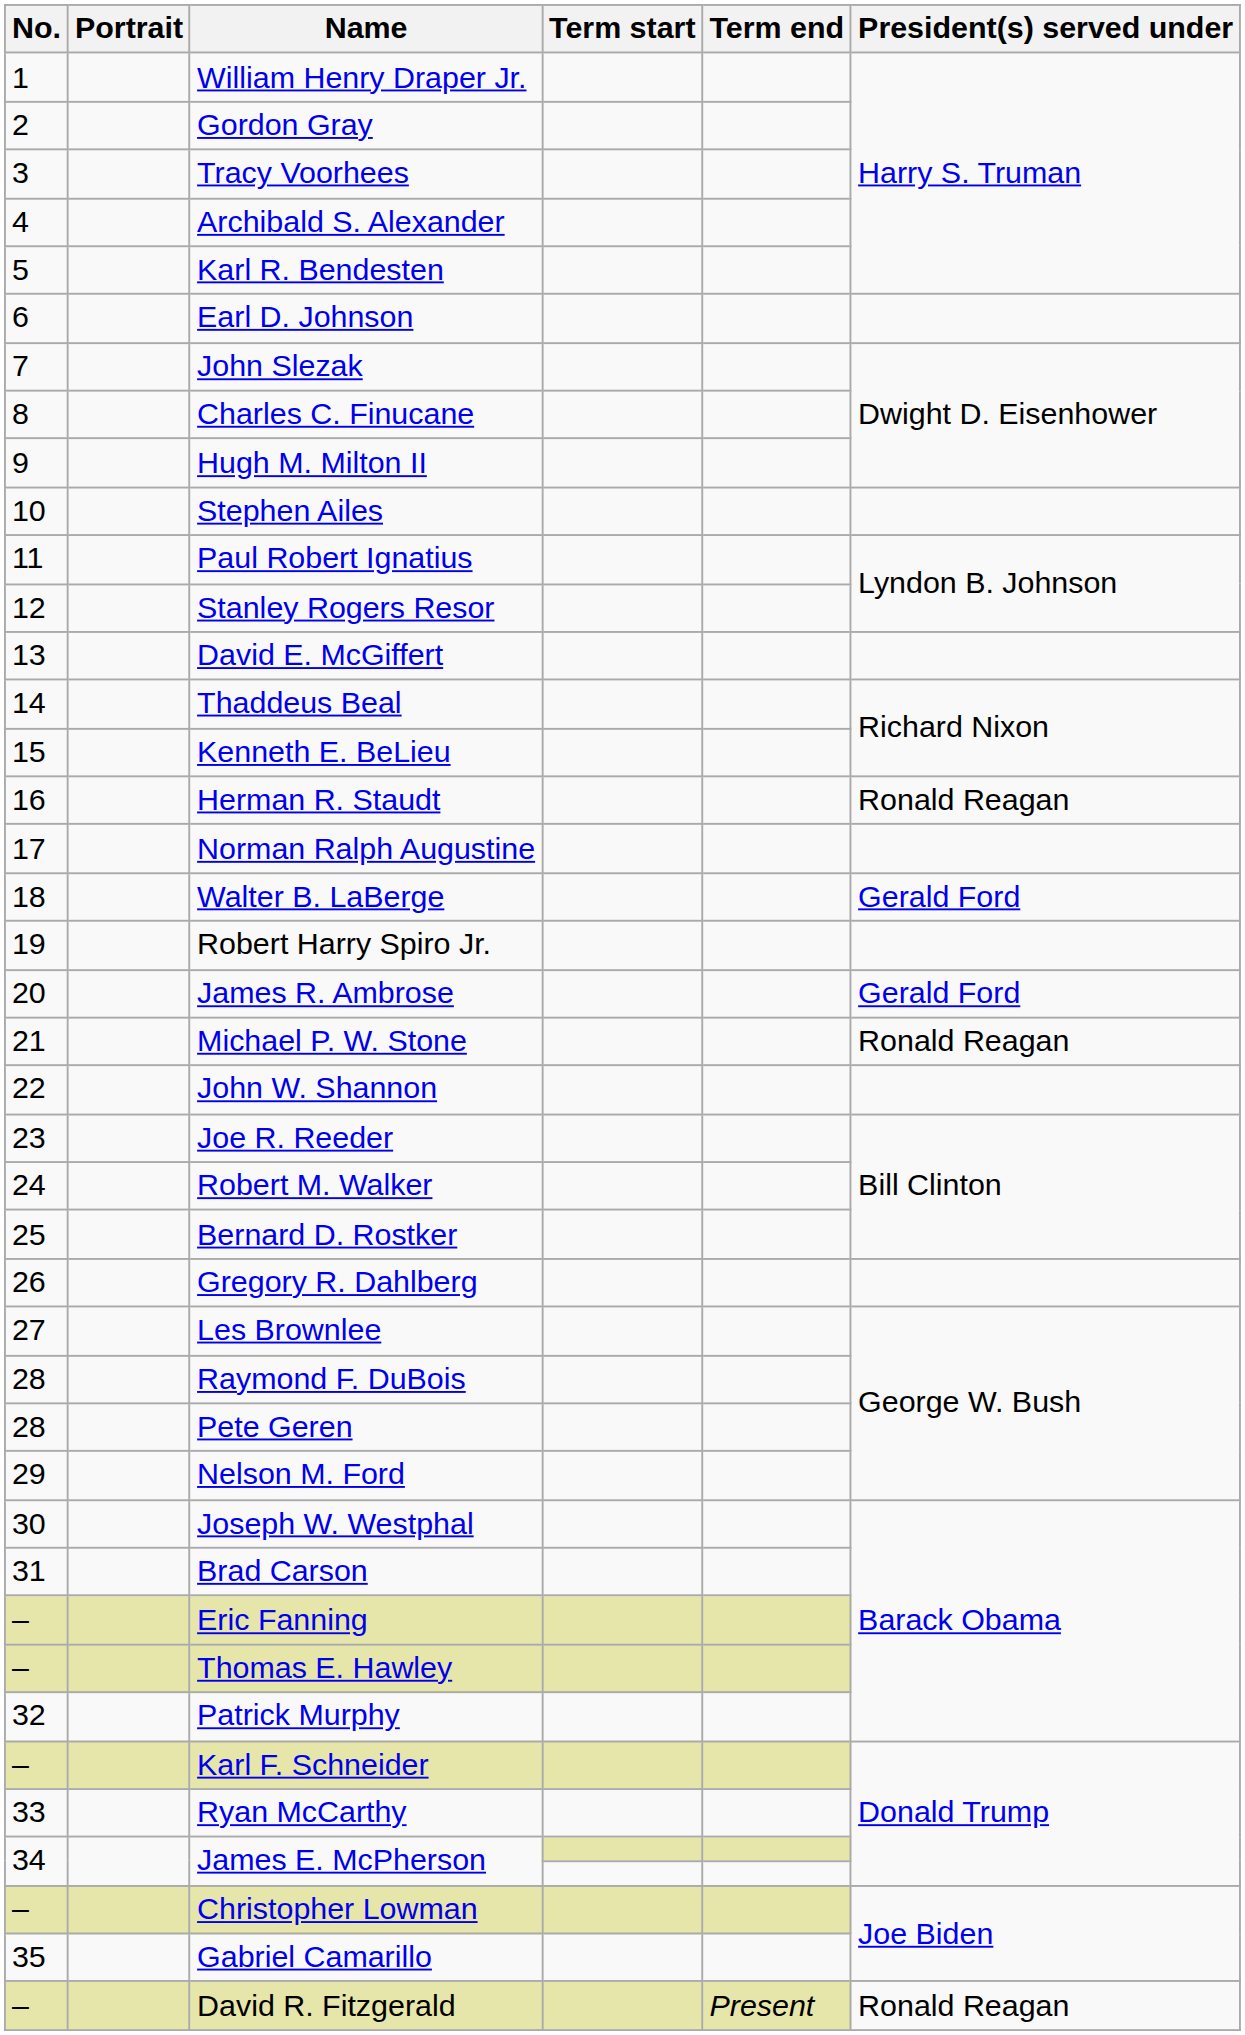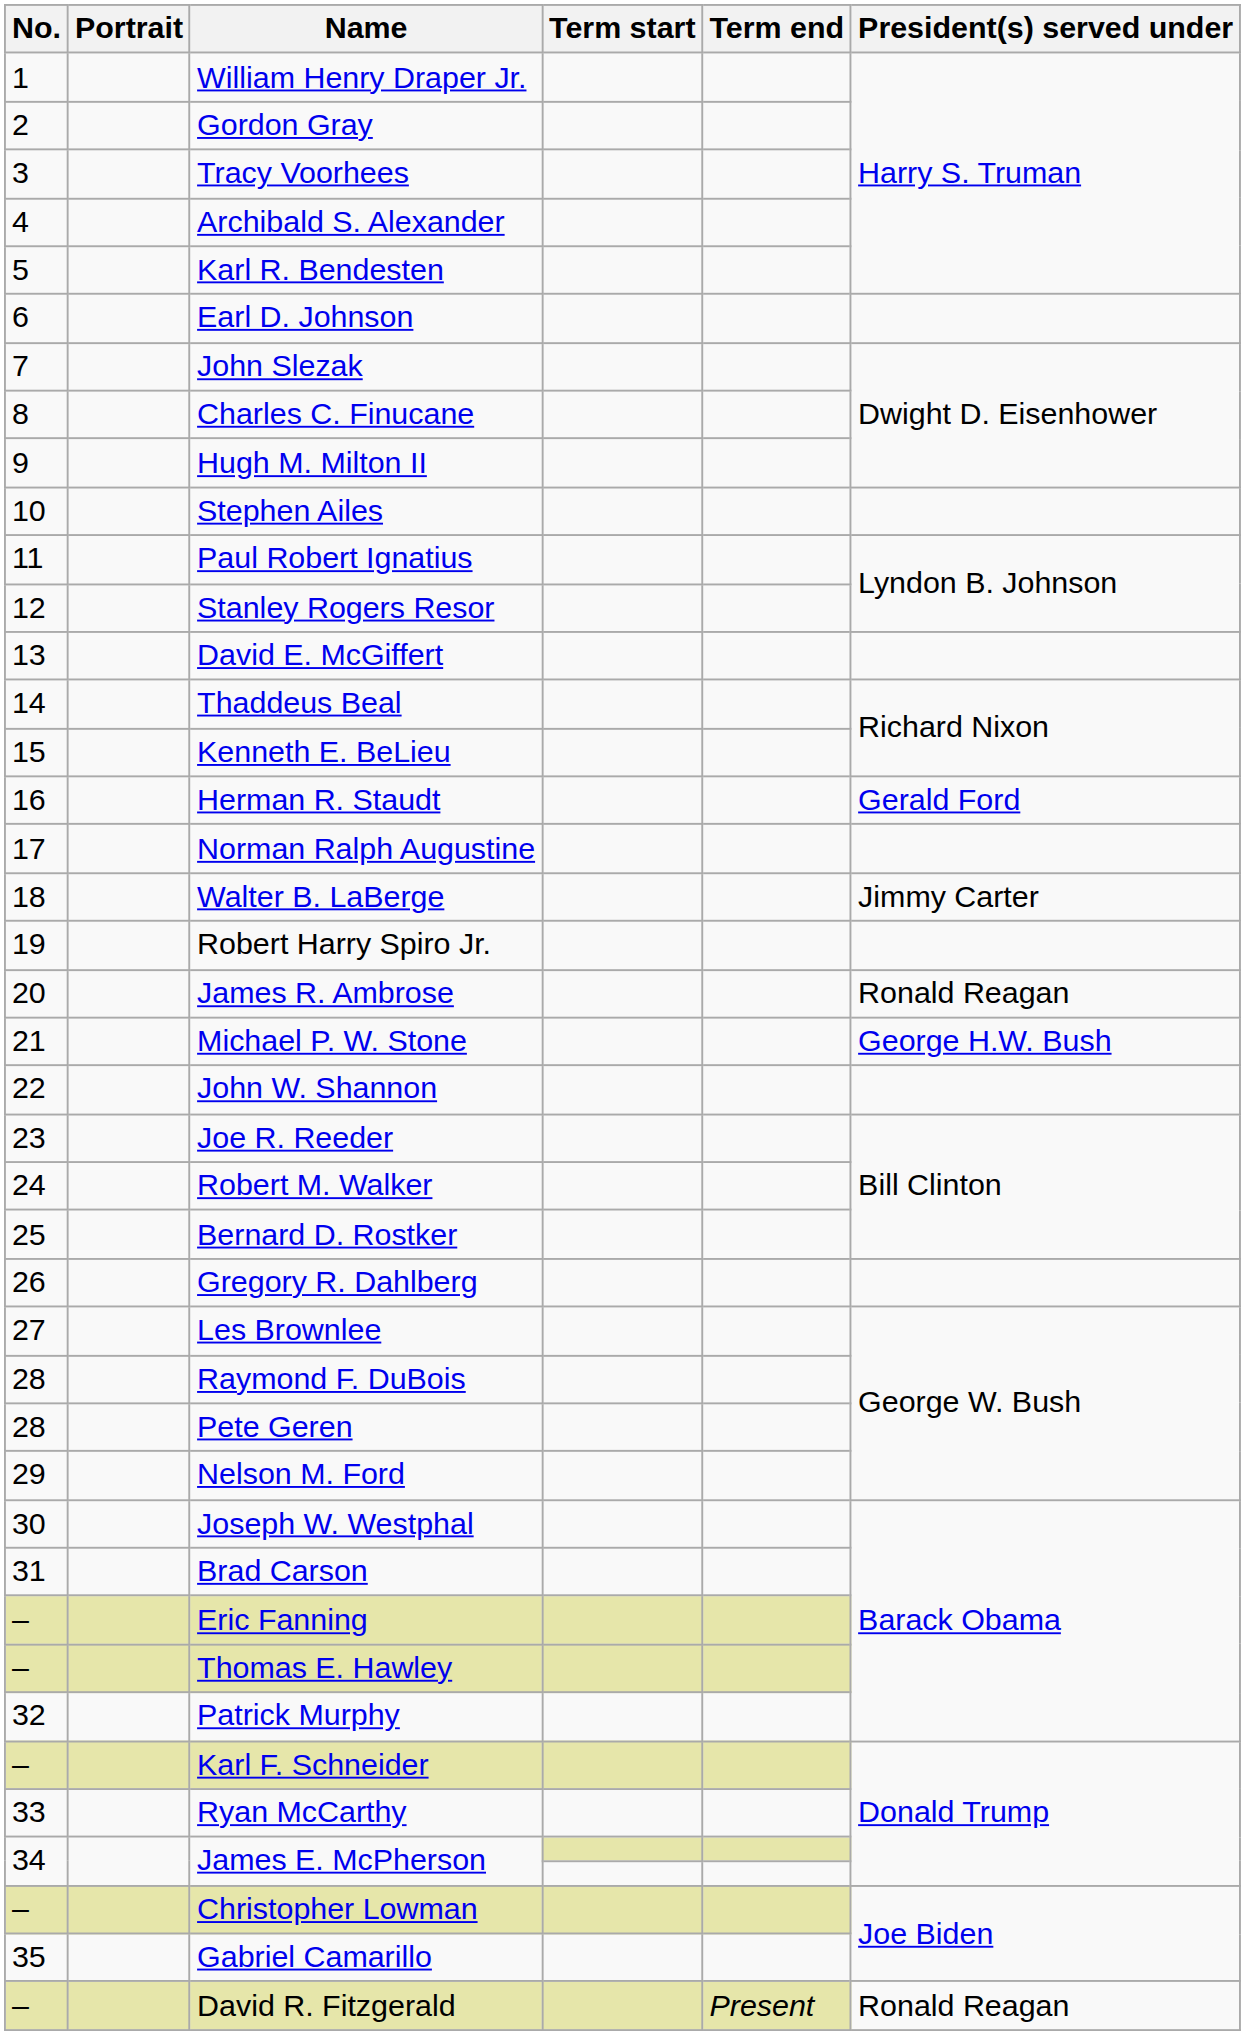(964, 800) Ronald Reagan -> (939, 800) Gerald Ford
(939, 896) Gerald Ford -> (948, 896) Jimmy Carter
(939, 992) Gerald Ford -> (964, 992) Ronald Reagan
(964, 1041) Ronald Reagan -> (985, 1041) George H.W. Bush
